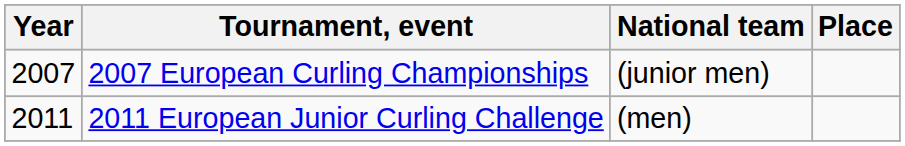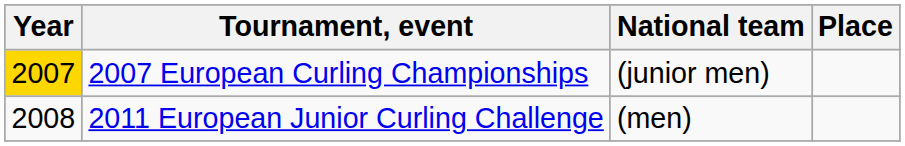(43, 72) no background -> (43, 72) gold background
(42, 118) 2011 -> (43, 118) 2008
